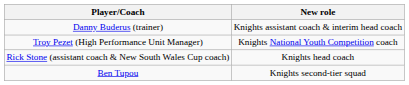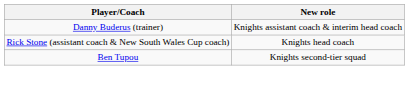- row: (118, 42)
